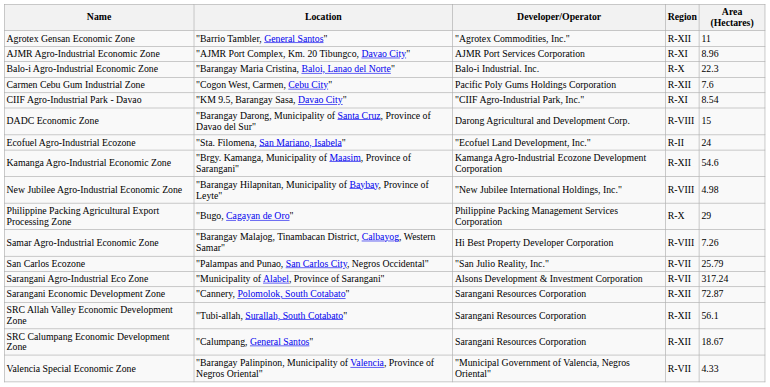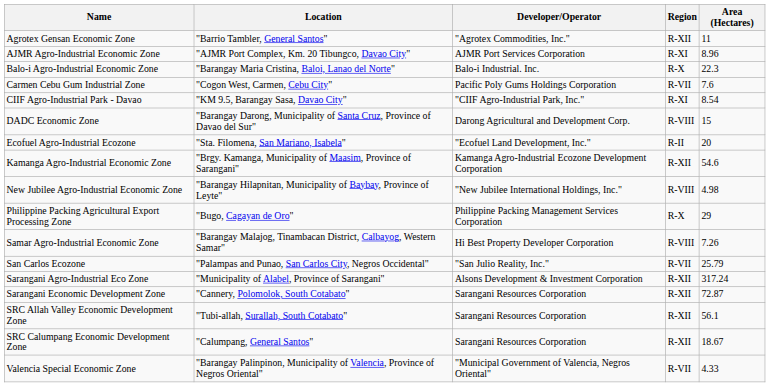(679, 85) R-XII -> (679, 85) R-VII
(706, 142) 24 -> (706, 142) 20
(679, 279) R-VII -> (679, 279) R-XII
